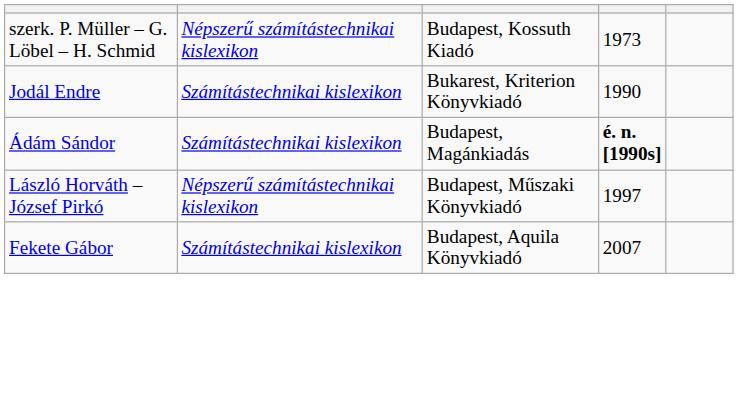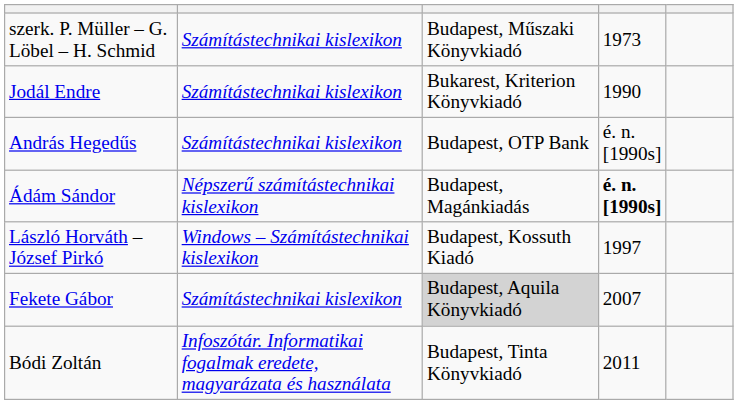(288, 39) Népszerű számítástechnikai kislexikon -> (292, 39) Számítástechnikai kislexikon
(499, 39) Budapest, Kossuth Kiadó -> (501, 39) Budapest, Műszaki Könyvkiadó
+ row: (73, 143)
(292, 143) Számítástechnikai kislexikon -> (288, 195) Népszerű számítástechnikai kislexikon
(288, 195) Népszerű számítástechnikai kislexikon -> (295, 247) Windows – Számítástechnikai kislexikon
(500, 195) Budapest, Műszaki Könyvkiadó -> (499, 247) Budapest, Kossuth Kiadó
(493, 247) no background -> (493, 299) lightgrey background
+ row: (55, 362)
